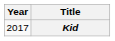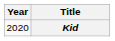(18, 28) 2017 -> (18, 28) 2020
